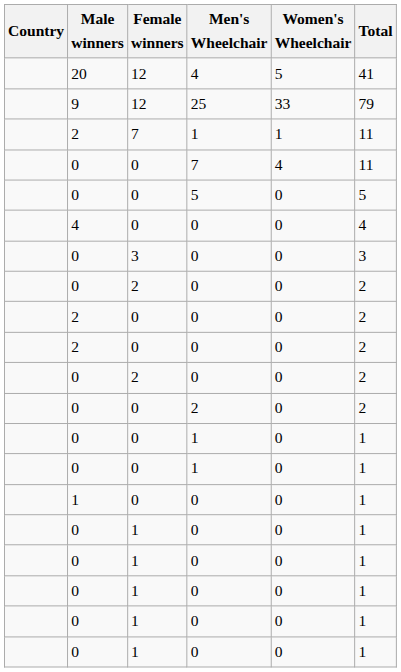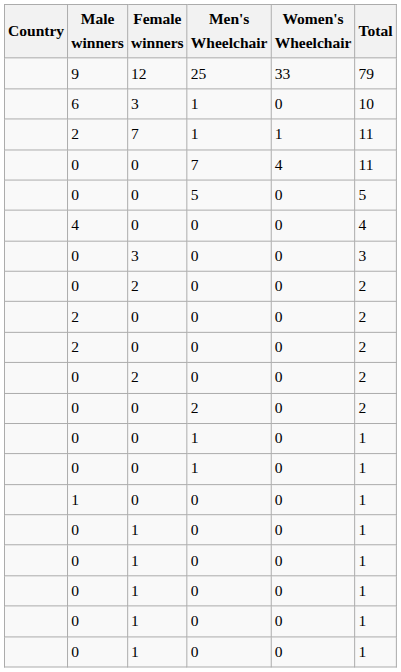- row: (79, 73)
+ row: (75, 103)
